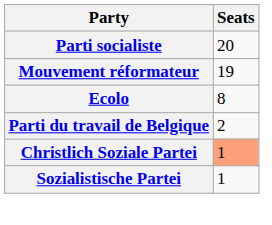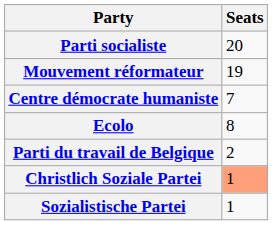+ row: (113, 98)
